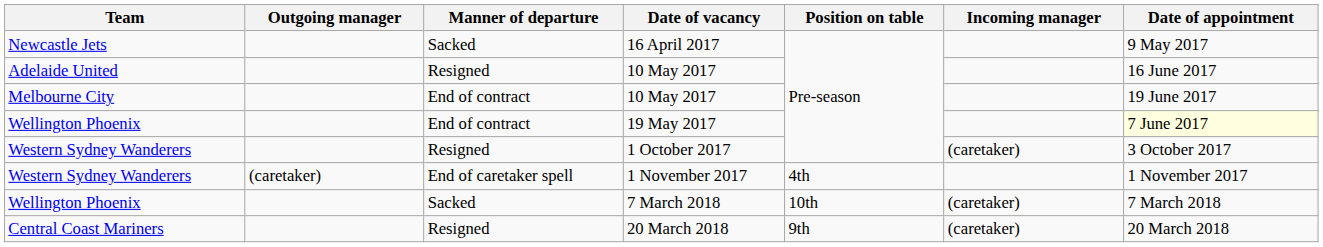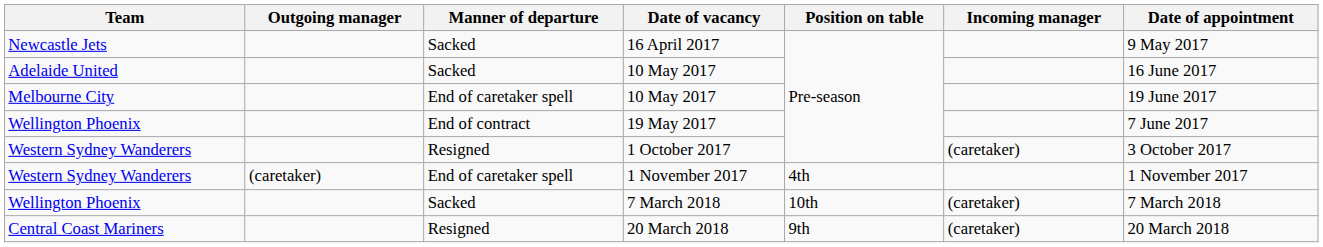(459, 70) Resigned -> (452, 70) Sacked
(479, 96) End of contract -> (500, 96) End of caretaker spell
(1168, 123) lightyellow background -> (1168, 123) no background
